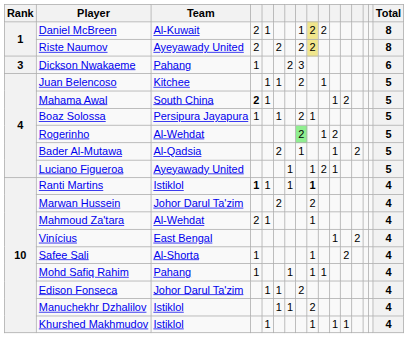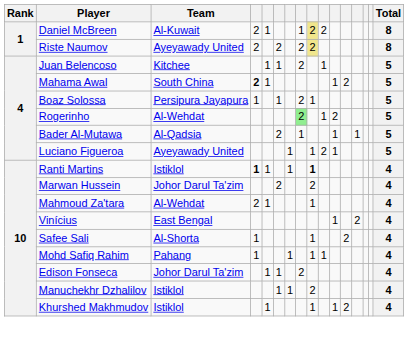- row: (87, 65)
(357, 152) 2 -> (357, 134) 1
(346, 325) 1 -> (346, 307) 2
